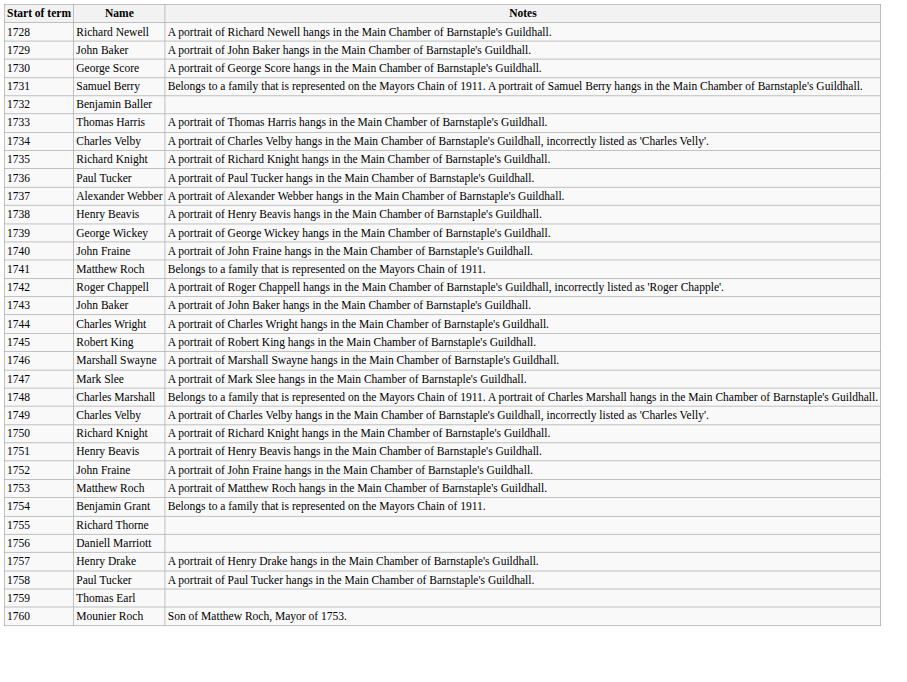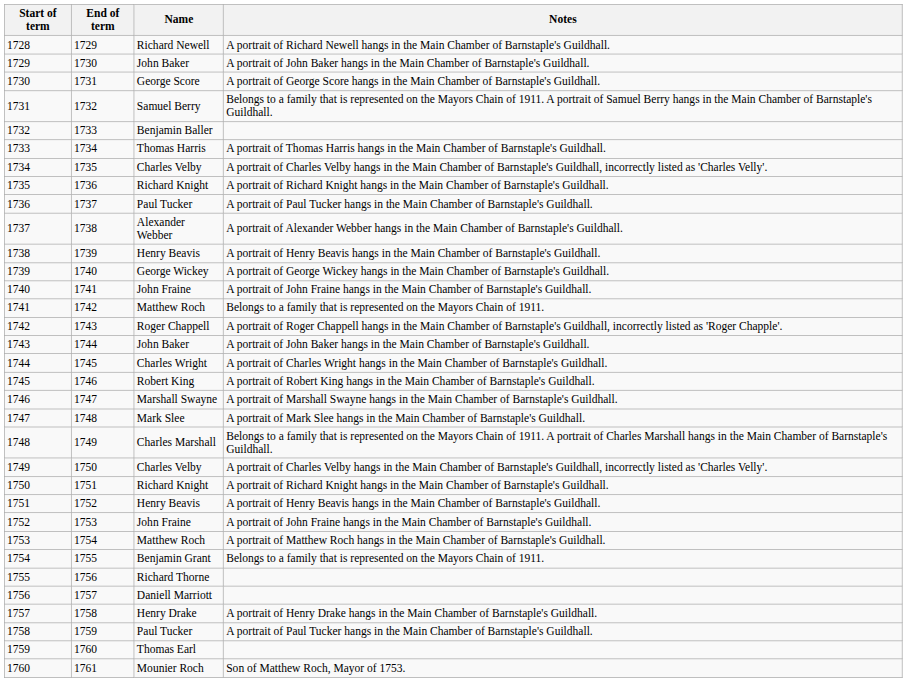+ column: (103, 20)
